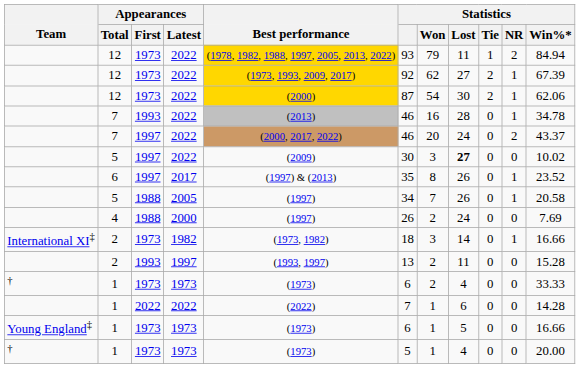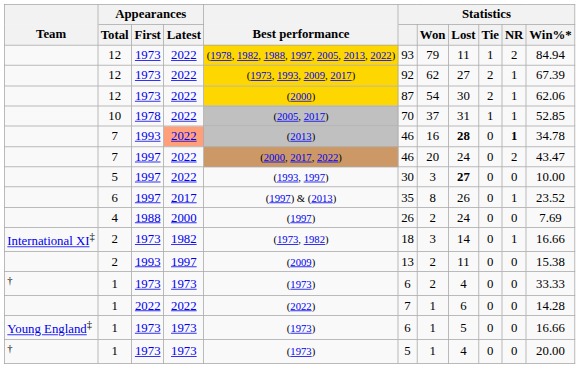+ row: (115, 116)
(184, 116) no background -> (184, 136) lightsalmon background
(463, 116) normal -> (463, 136) bold
(514, 116) normal -> (514, 136) bold
(550, 136) 43.37 -> (550, 156) 43.47
(301, 157) (2009) -> (301, 177) (1993, 1997)
(550, 156) 10.02 -> (550, 177) 10.00
- row: (115, 197)
(301, 262) (1993, 1997) -> (301, 262) (2009)
(550, 261) 15.28 -> (550, 261) 15.38
